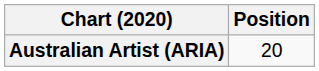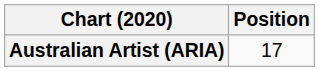(272, 50) 20 -> (272, 50) 17
